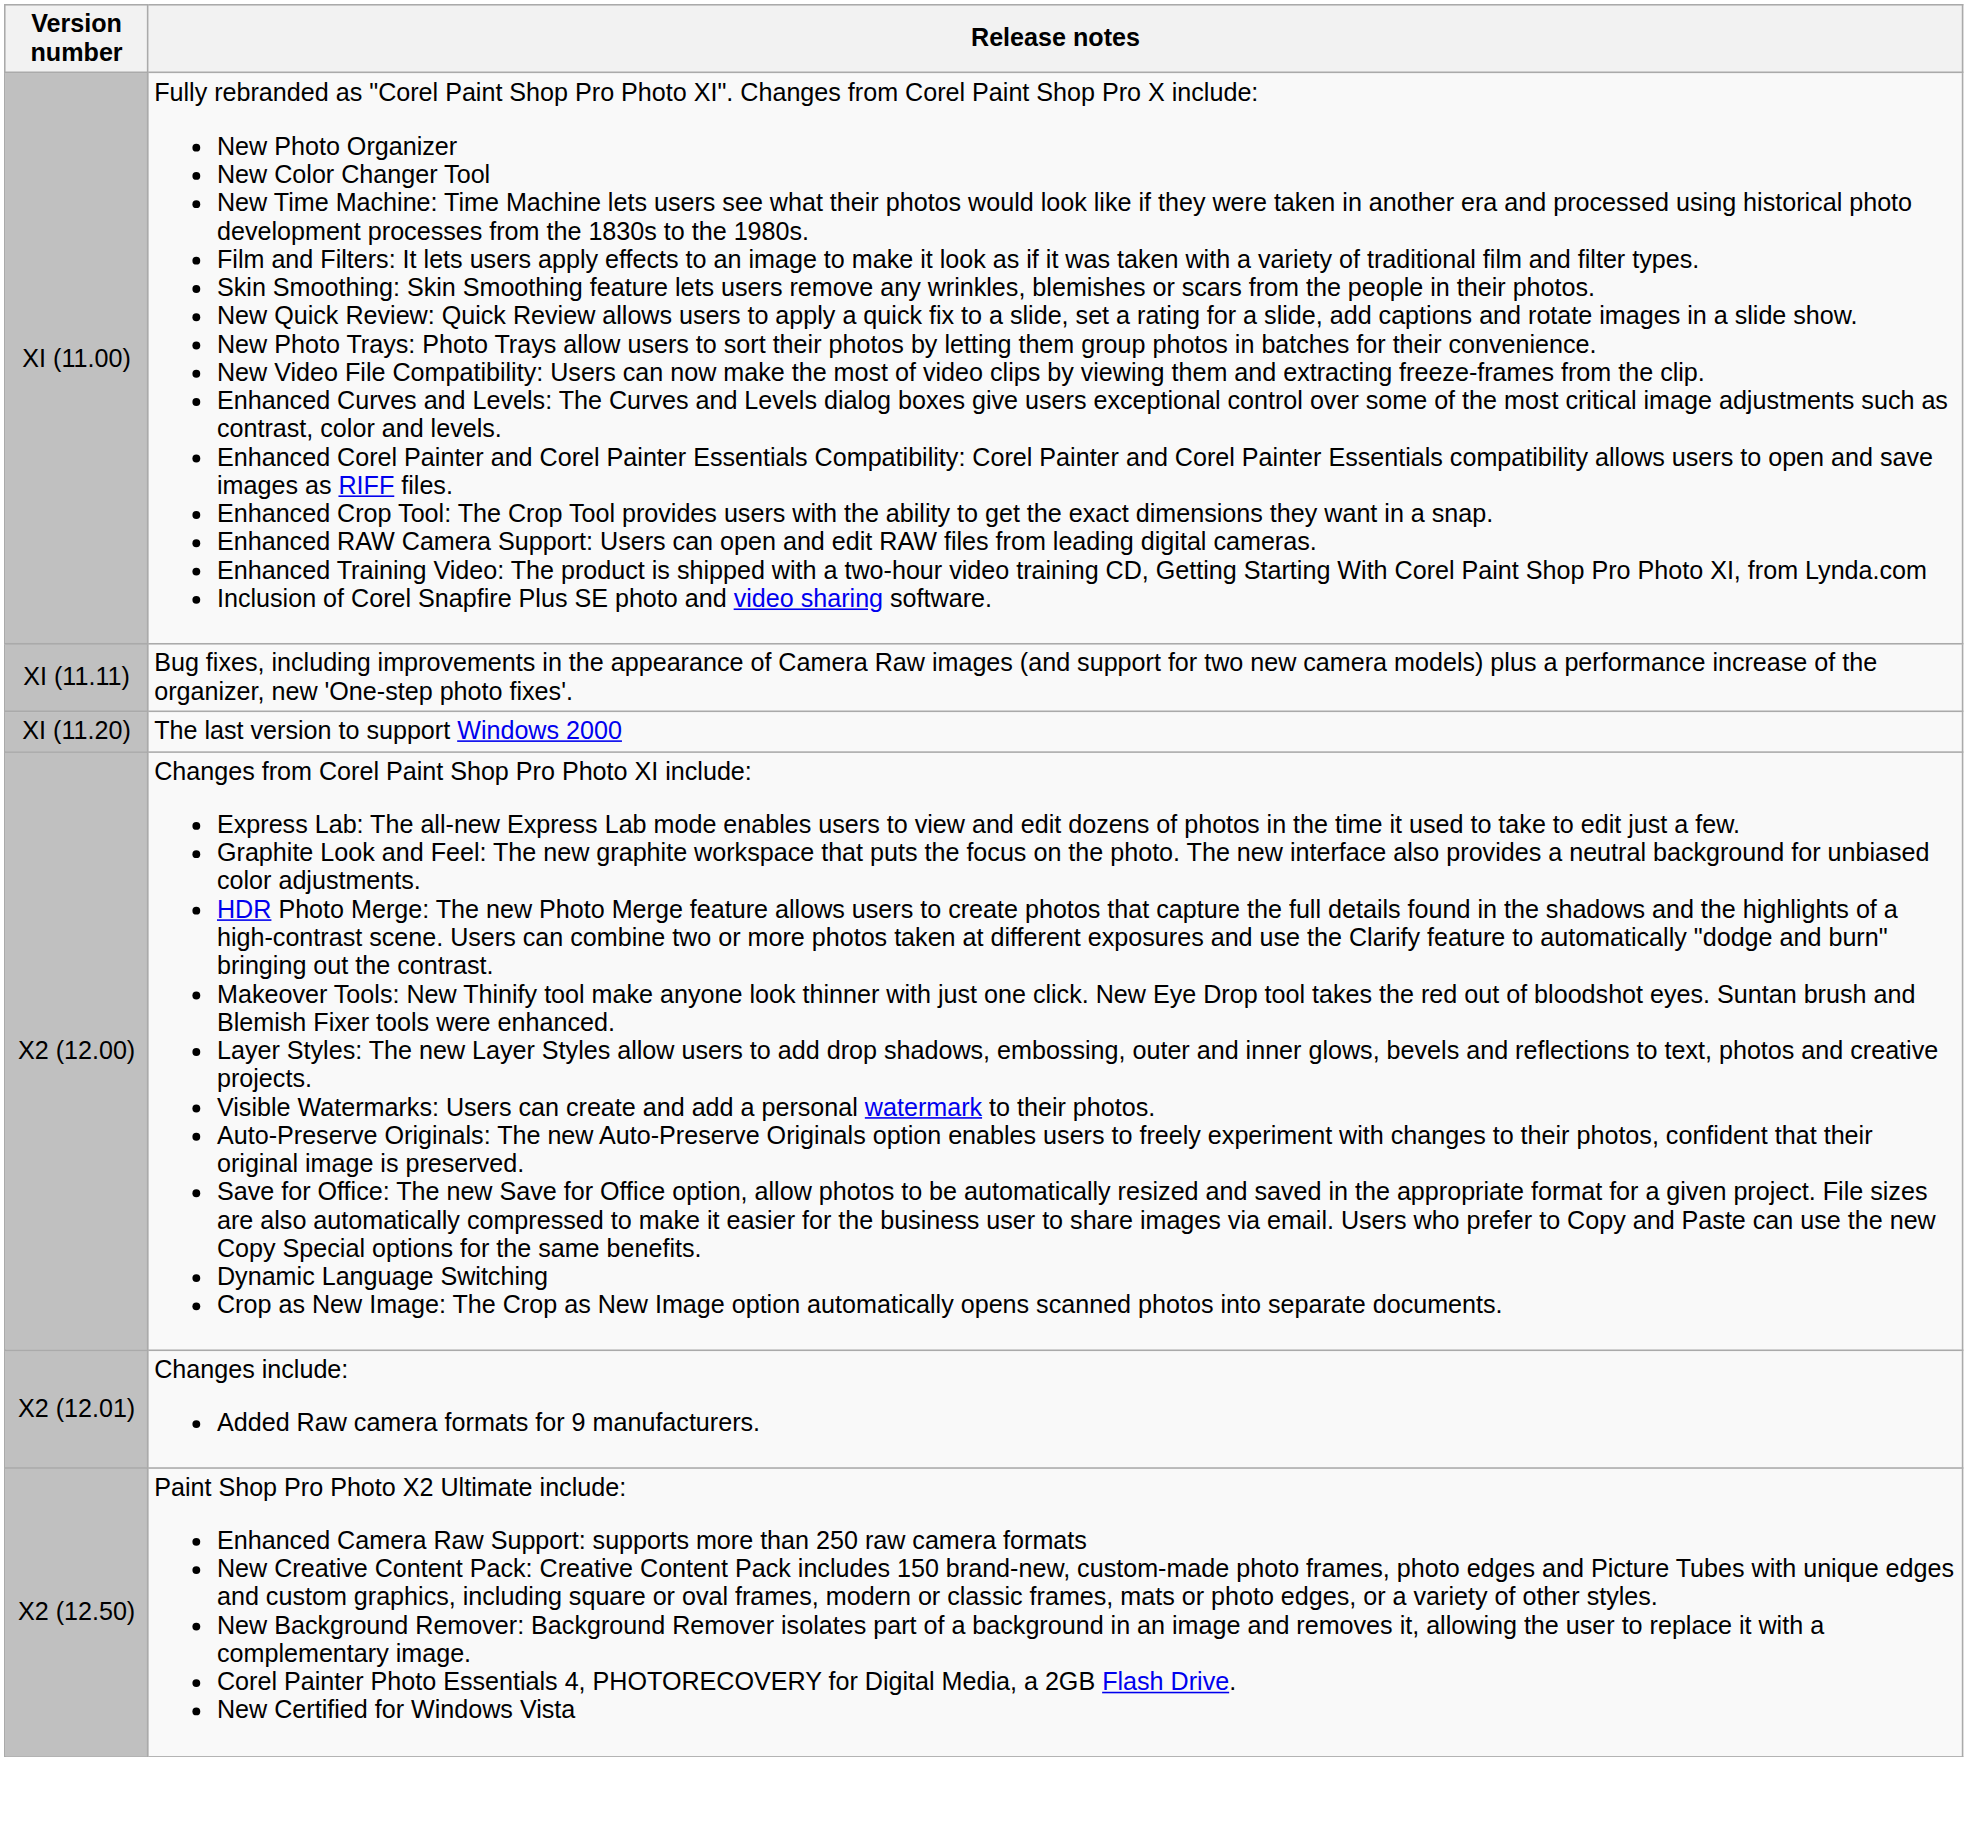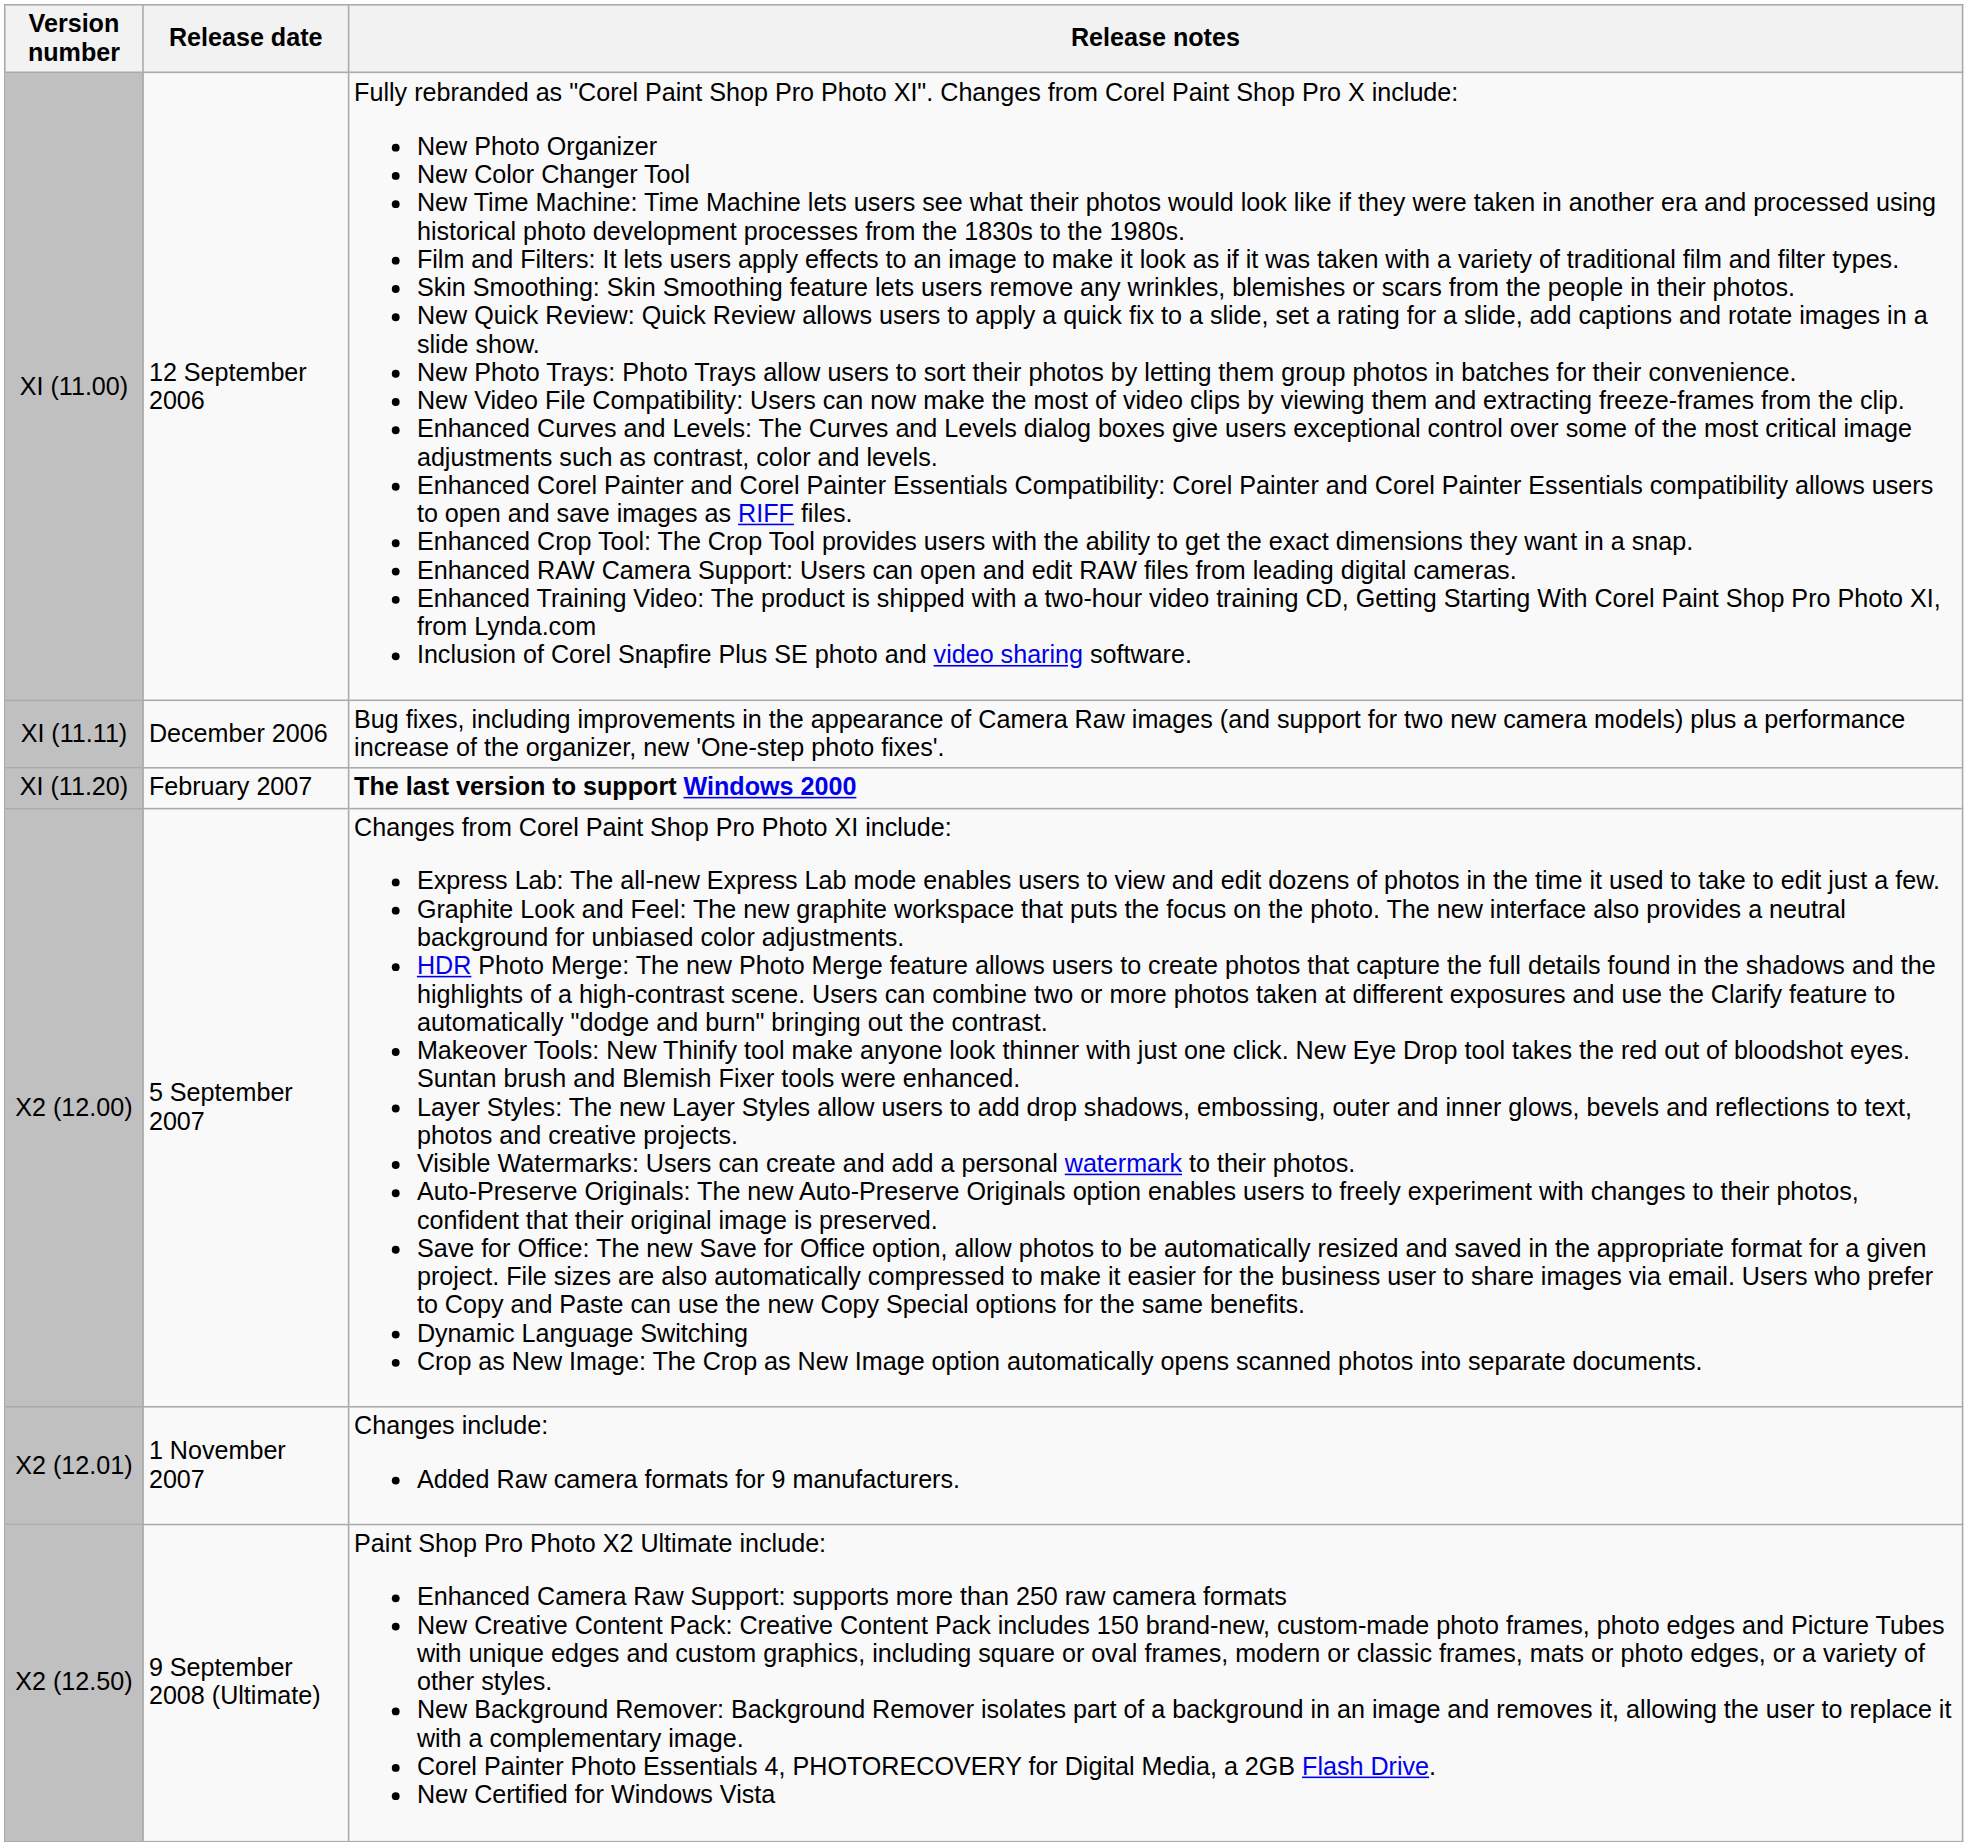+ column: (246, 38)
(388, 731) normal -> (605, 787) bold
